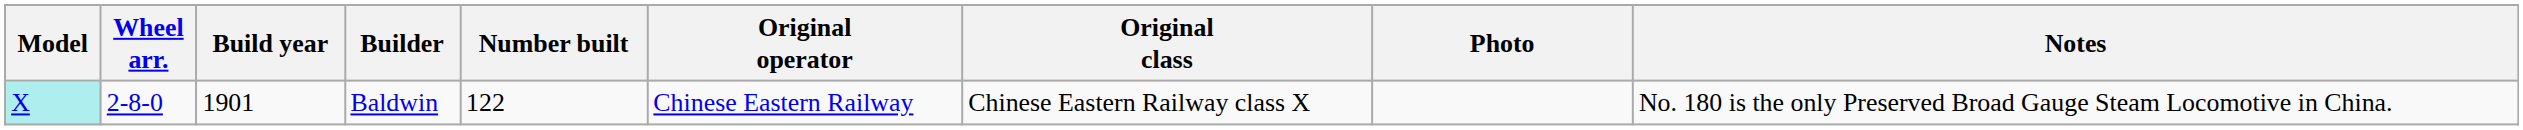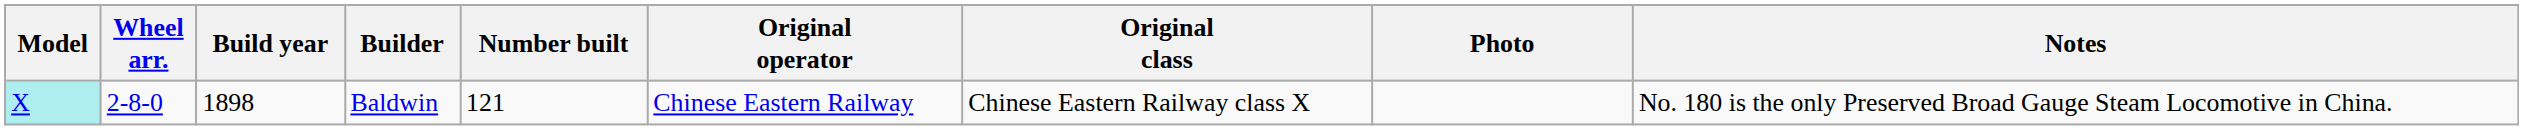(228, 102) 1901 -> (228, 102) 1898
(485, 102) 122 -> (485, 102) 121
